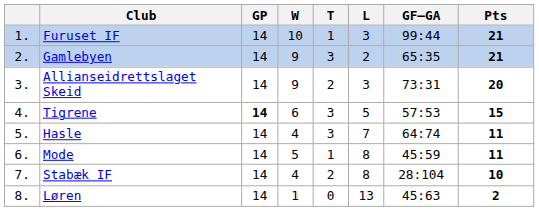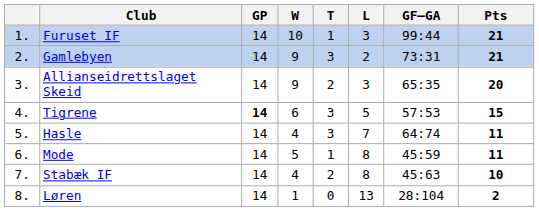(421, 56) 65:35 -> (421, 56) 73:31
(421, 85) 73:31 -> (421, 85) 65:35
(421, 175) 28:104 -> (421, 175) 45:63
(421, 196) 45:63 -> (421, 196) 28:104
